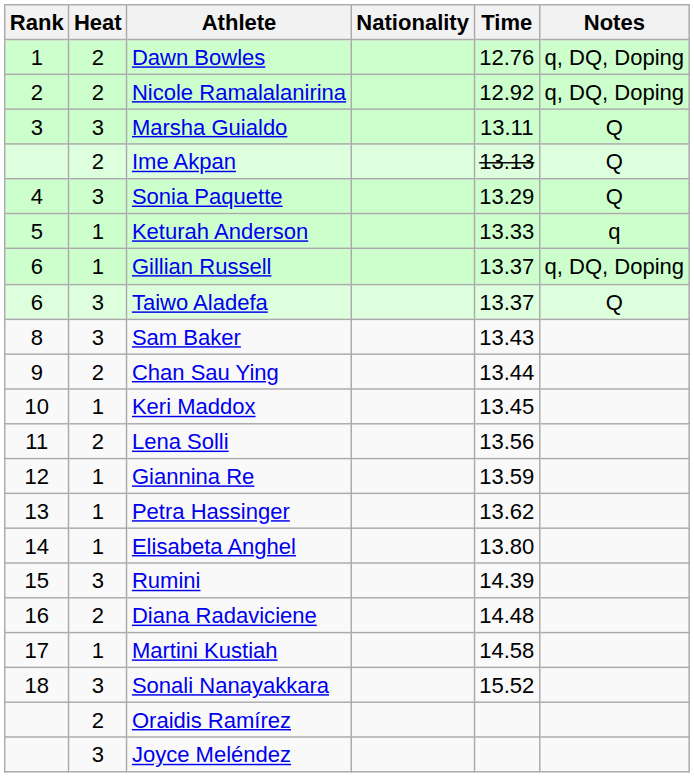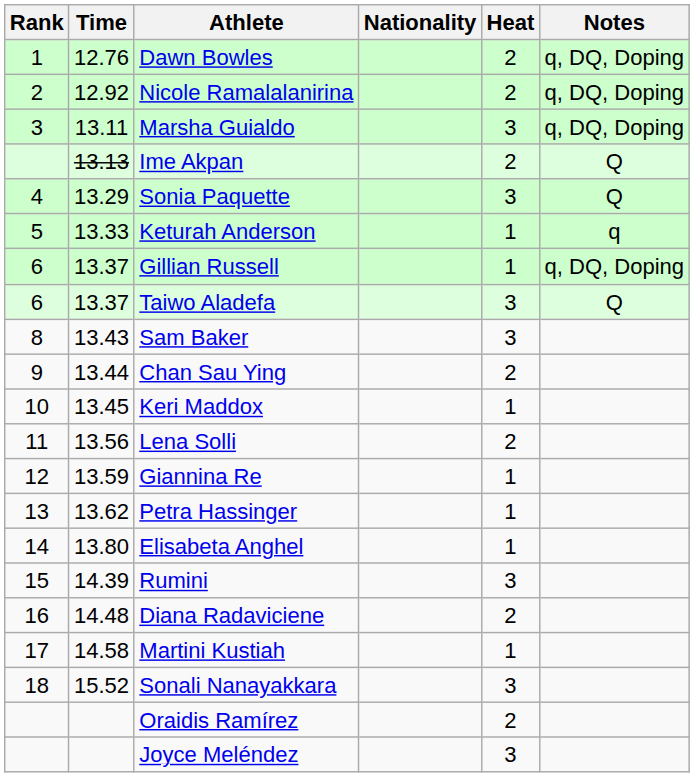columns swapped: (98, 22) <-> (507, 22)
(614, 127) Q -> (614, 127) q, DQ, Doping
